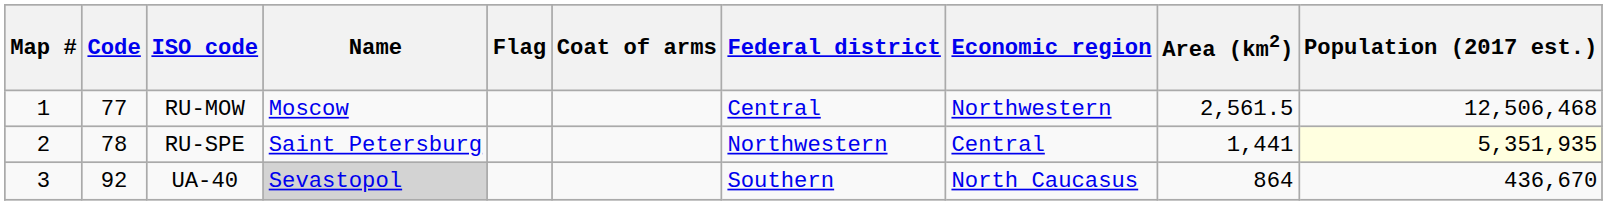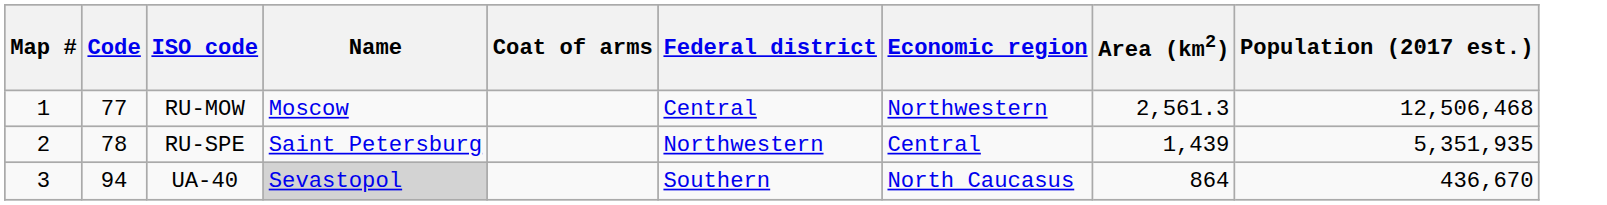- column: (519, 48)
(1247, 108) 2,561.5 -> (1183, 108) 2,561.3
(1260, 145) 1,441 -> (1196, 145) 1,439
(1537, 145) lightyellow background -> (1473, 145) no background
(114, 181) 92 -> (114, 181) 94
